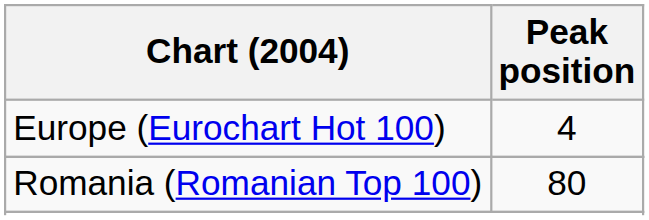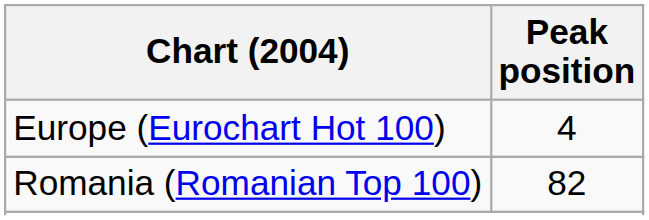(567, 183) 80 -> (567, 183) 82
